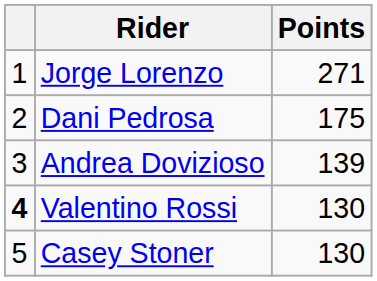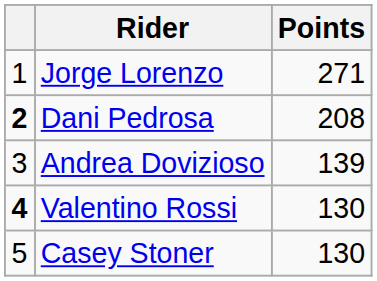(20, 118) normal -> (20, 118) bold
(341, 118) 175 -> (341, 118) 208
